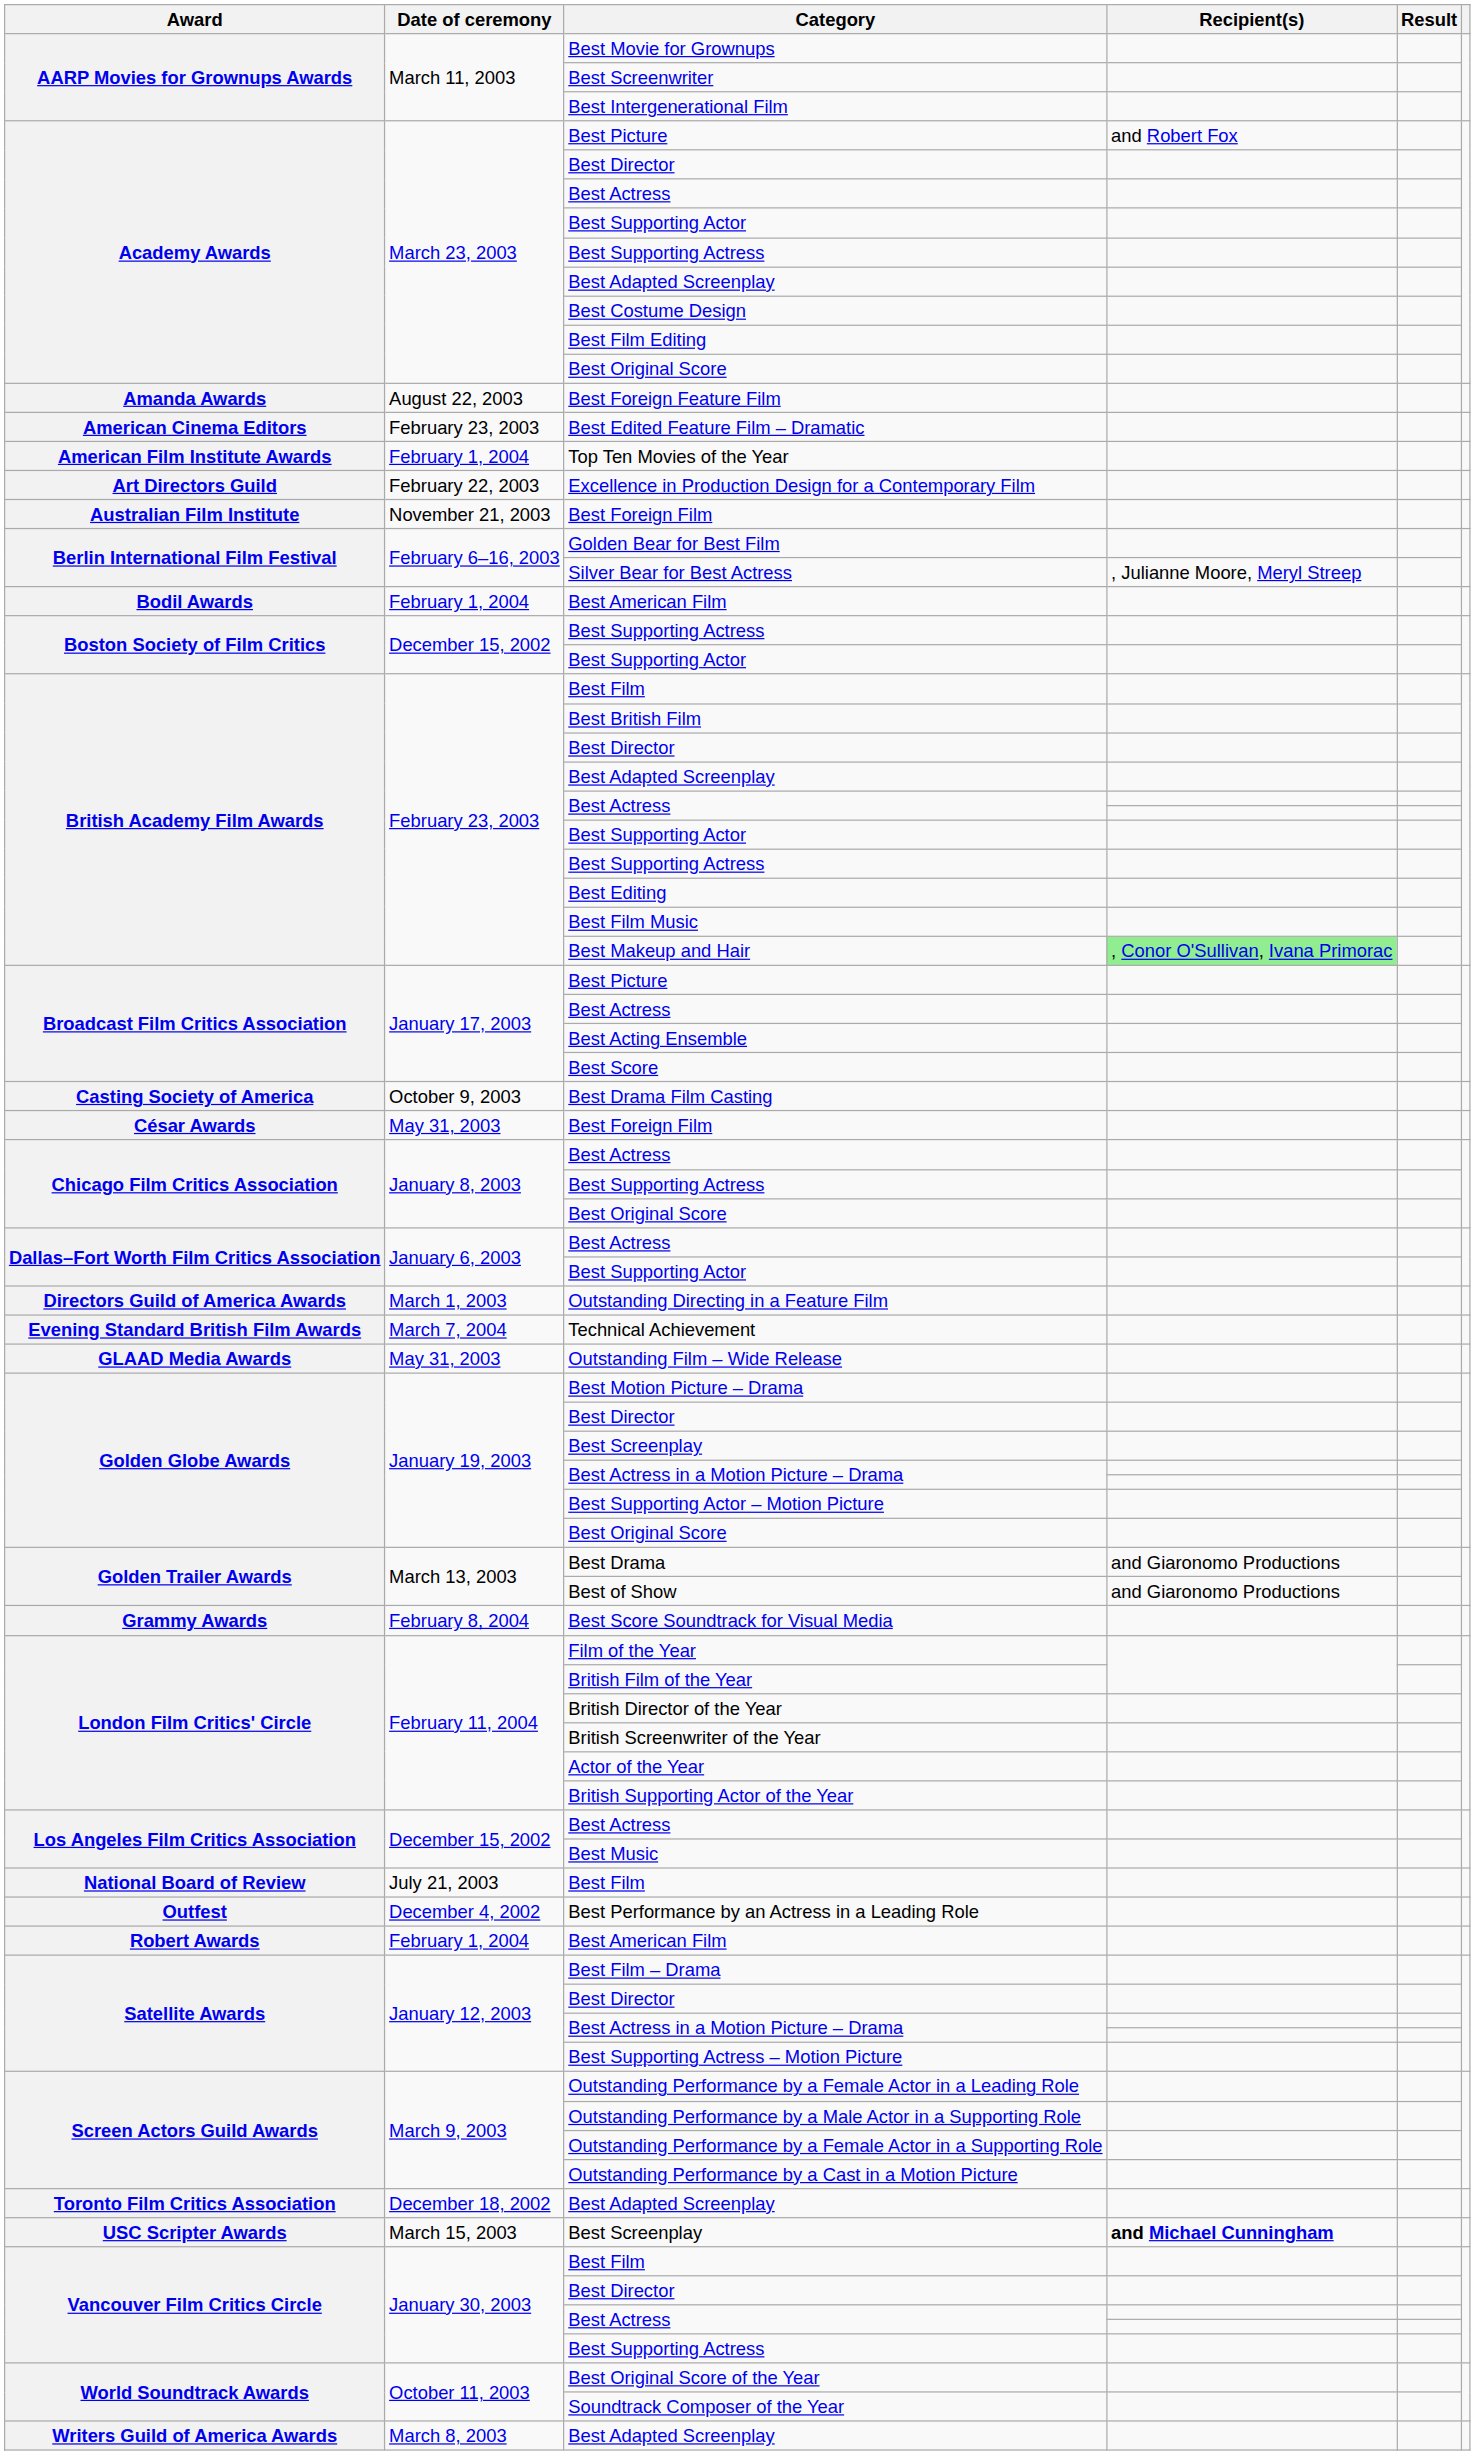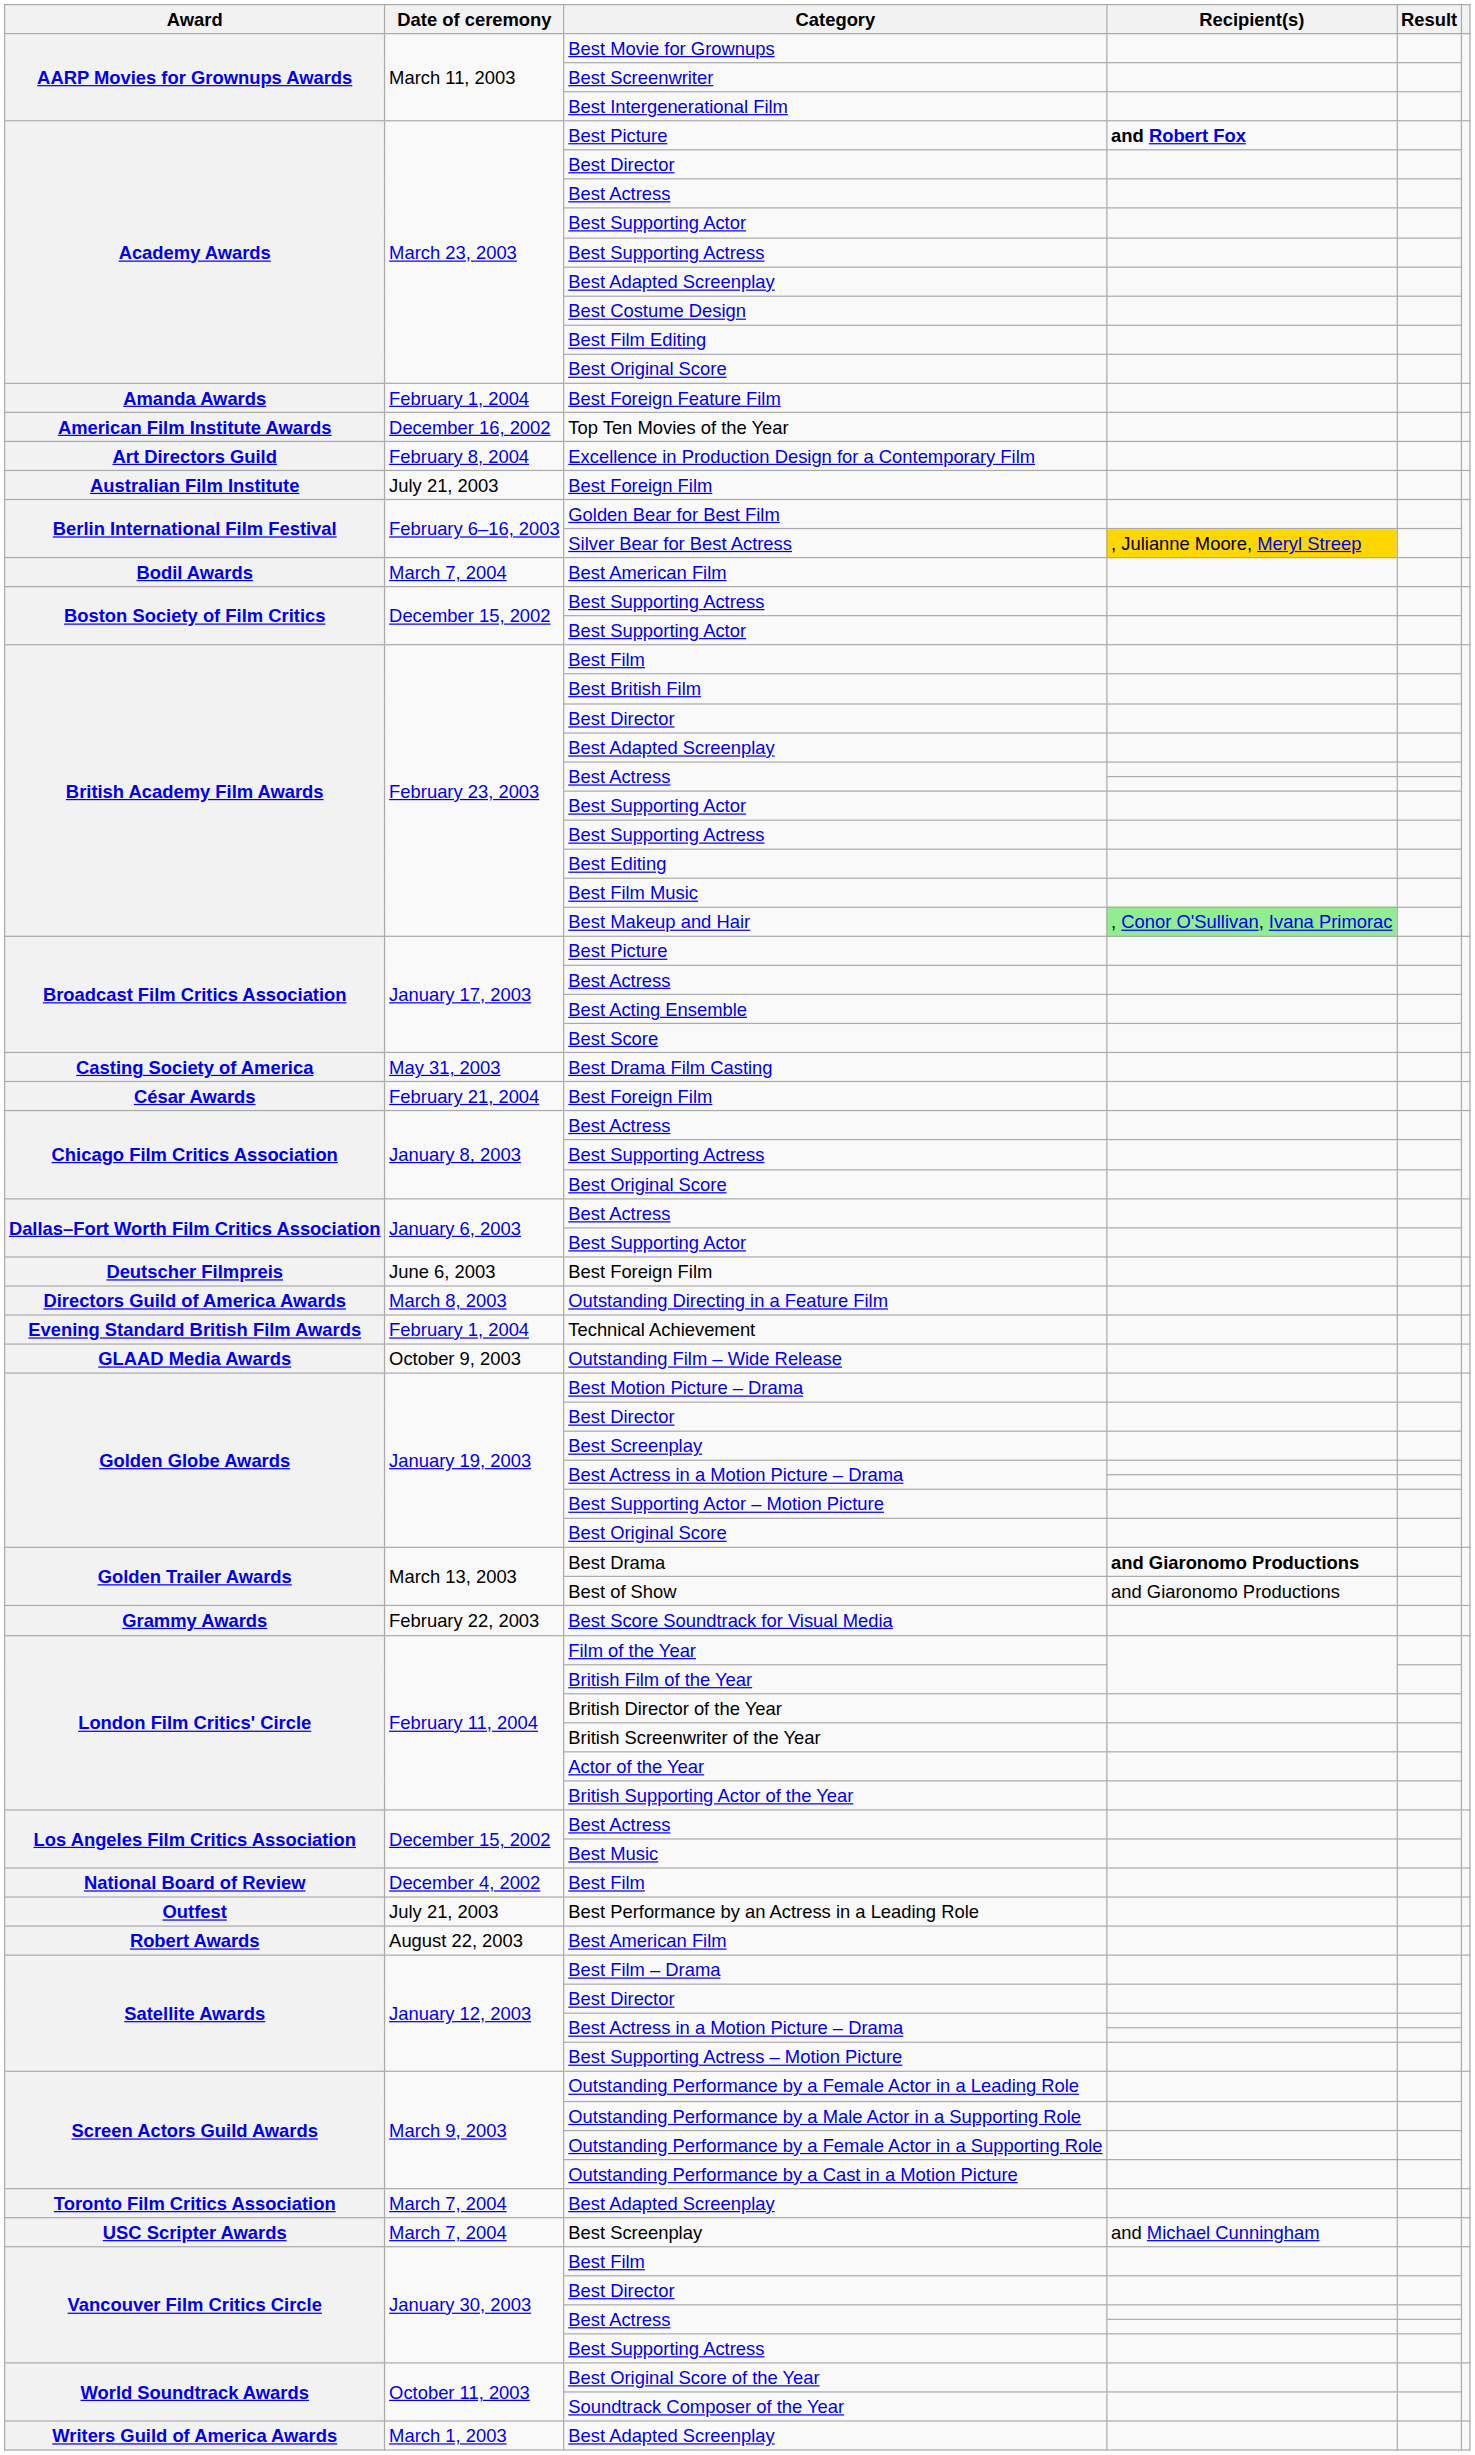(1174, 136) normal -> (1178, 136) bold
(456, 398) August 22, 2003 -> (459, 398) February 1, 2004
- row: (195, 427)
(459, 456) February 1, 2004 -> (470, 427) December 16, 2002
(464, 485) February 22, 2003 -> (459, 456) February 8, 2004
(470, 514) November 21, 2003 -> (444, 485) July 21, 2003
(1236, 573) no background -> (1236, 543) gold background
(459, 602) February 1, 2004 -> (448, 573) March 7, 2004
(455, 1097) October 9, 2003 -> (445, 1068) May 31, 2003
(445, 1126) May 31, 2003 -> (464, 1097) February 21, 2004
+ row: (195, 1271)
(448, 1300) March 1, 2003 -> (448, 1300) March 8, 2003
(448, 1330) March 7, 2004 -> (459, 1330) February 1, 2004
(445, 1359) May 31, 2003 -> (455, 1359) October 9, 2003
(1226, 1562) normal -> (1235, 1562) bold
(459, 1621) February 8, 2004 -> (464, 1621) February 22, 2003
(444, 1883) July 21, 2003 -> (465, 1883) December 4, 2002
(465, 1912) December 4, 2002 -> (444, 1912) July 21, 2003
(459, 1941) February 1, 2004 -> (456, 1941) August 22, 2003
(470, 2203) December 18, 2002 -> (448, 2203) March 7, 2004
(453, 2232) March 15, 2003 -> (448, 2232) March 7, 2004
(1222, 2232) bold -> (1215, 2232) normal
(448, 2436) March 8, 2003 -> (448, 2436) March 1, 2003
